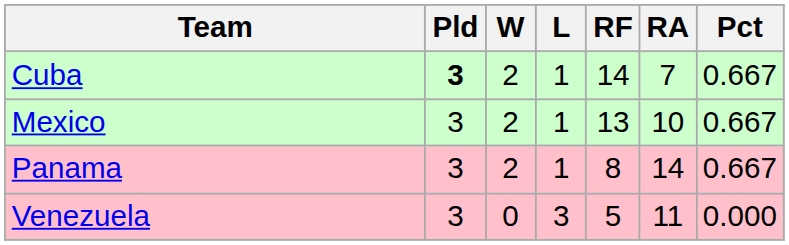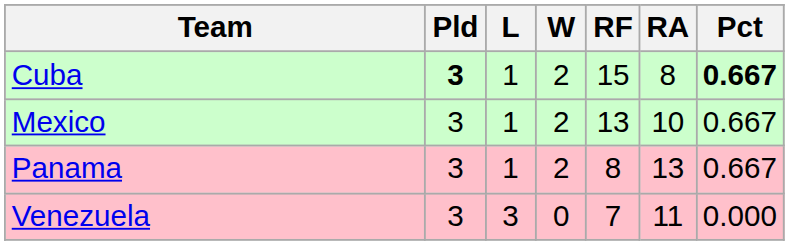columns swapped: (511, 27) <-> (561, 27)
(613, 74) 14 -> (613, 74) 15
(668, 74) 7 -> (668, 74) 8
(740, 74) normal -> (740, 74) bold
(668, 168) 14 -> (668, 168) 13
(613, 215) 5 -> (613, 215) 7
